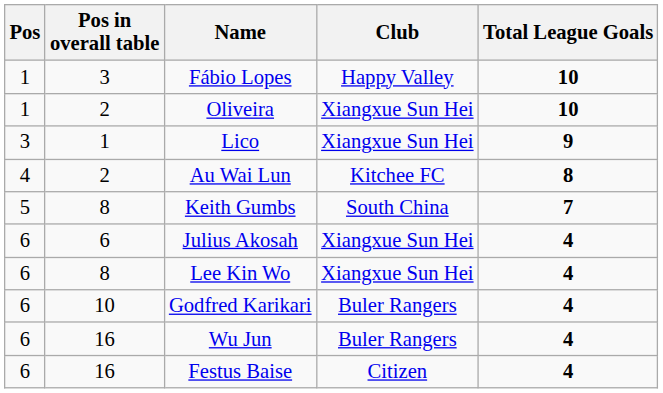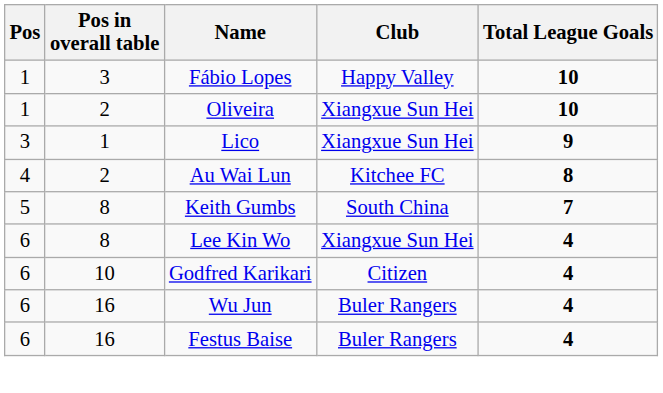- row: (240, 240)
(397, 305) Buler Rangers -> (397, 273) Citizen
(397, 371) Citizen -> (397, 338) Buler Rangers
